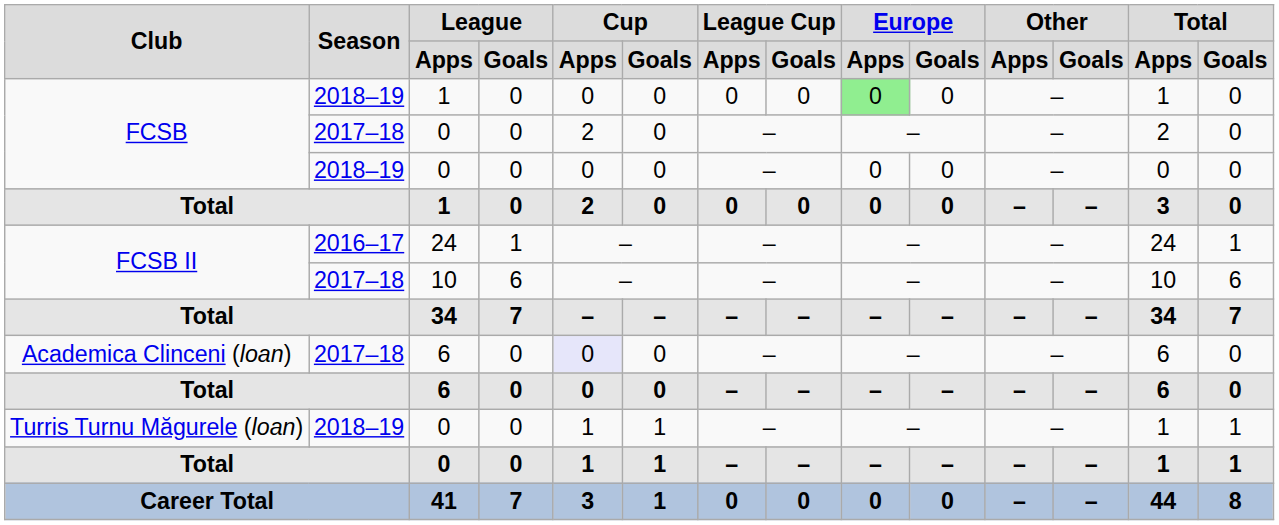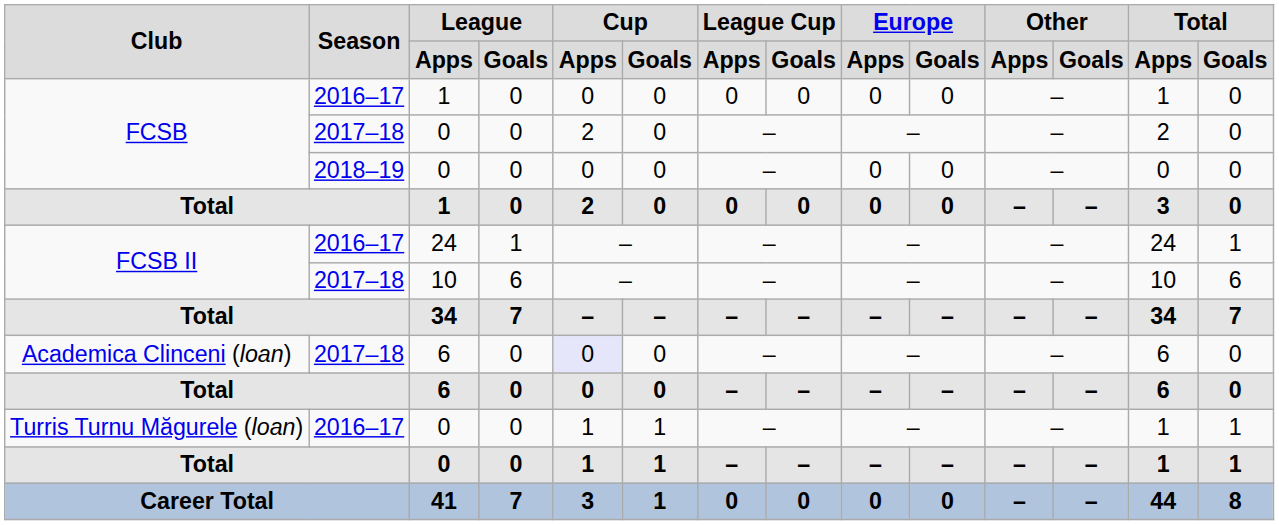(359, 96) 2018–19 -> (359, 96) 2016–17
(876, 96) lightgreen background -> (876, 96) no background
(359, 427) 2018–19 -> (359, 427) 2016–17
